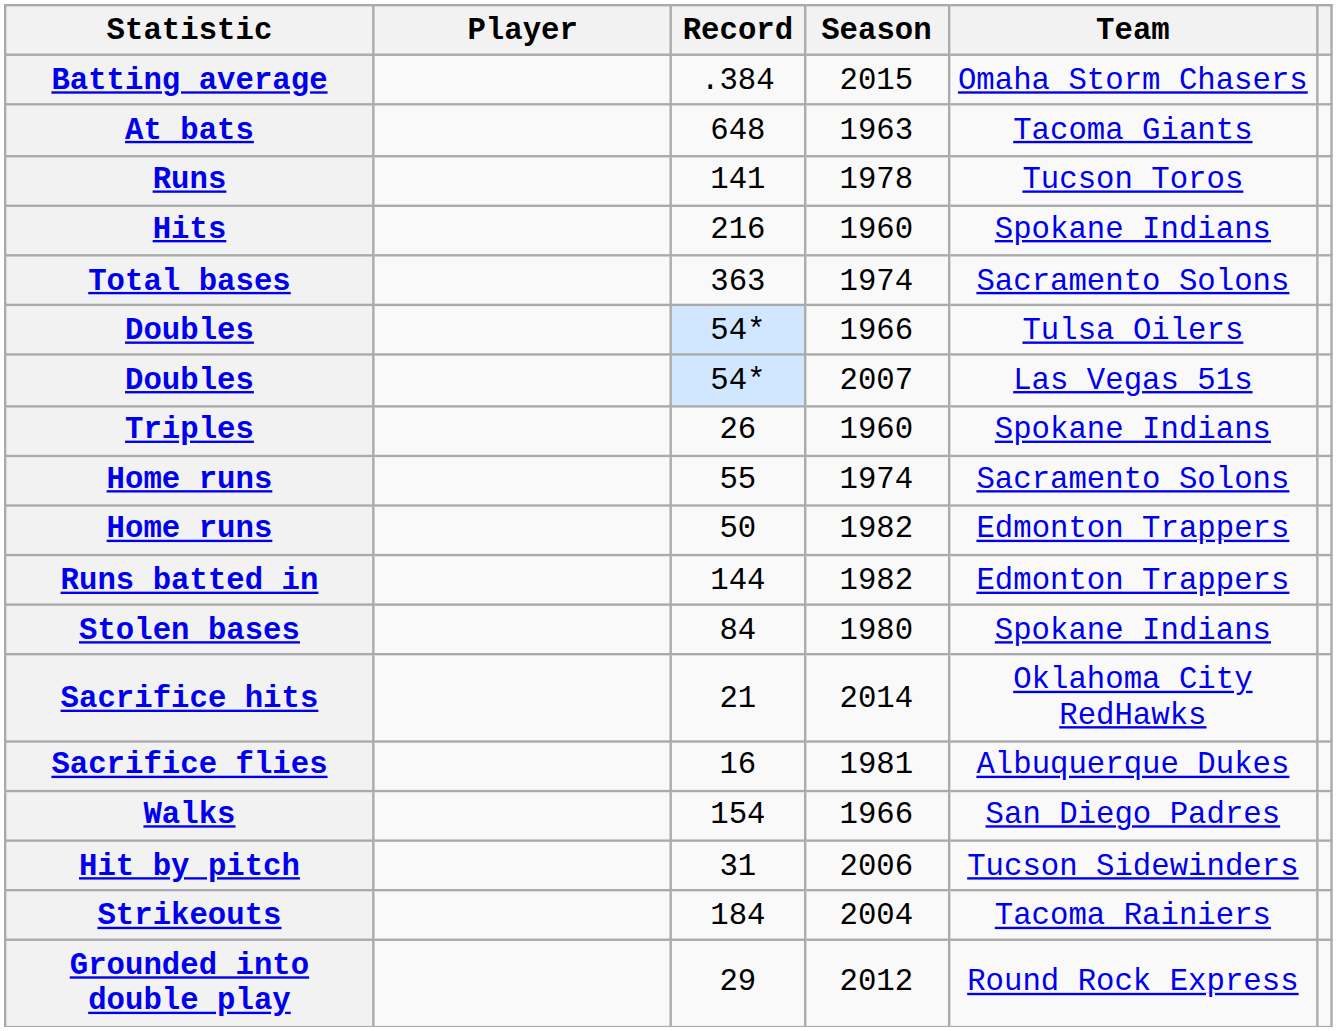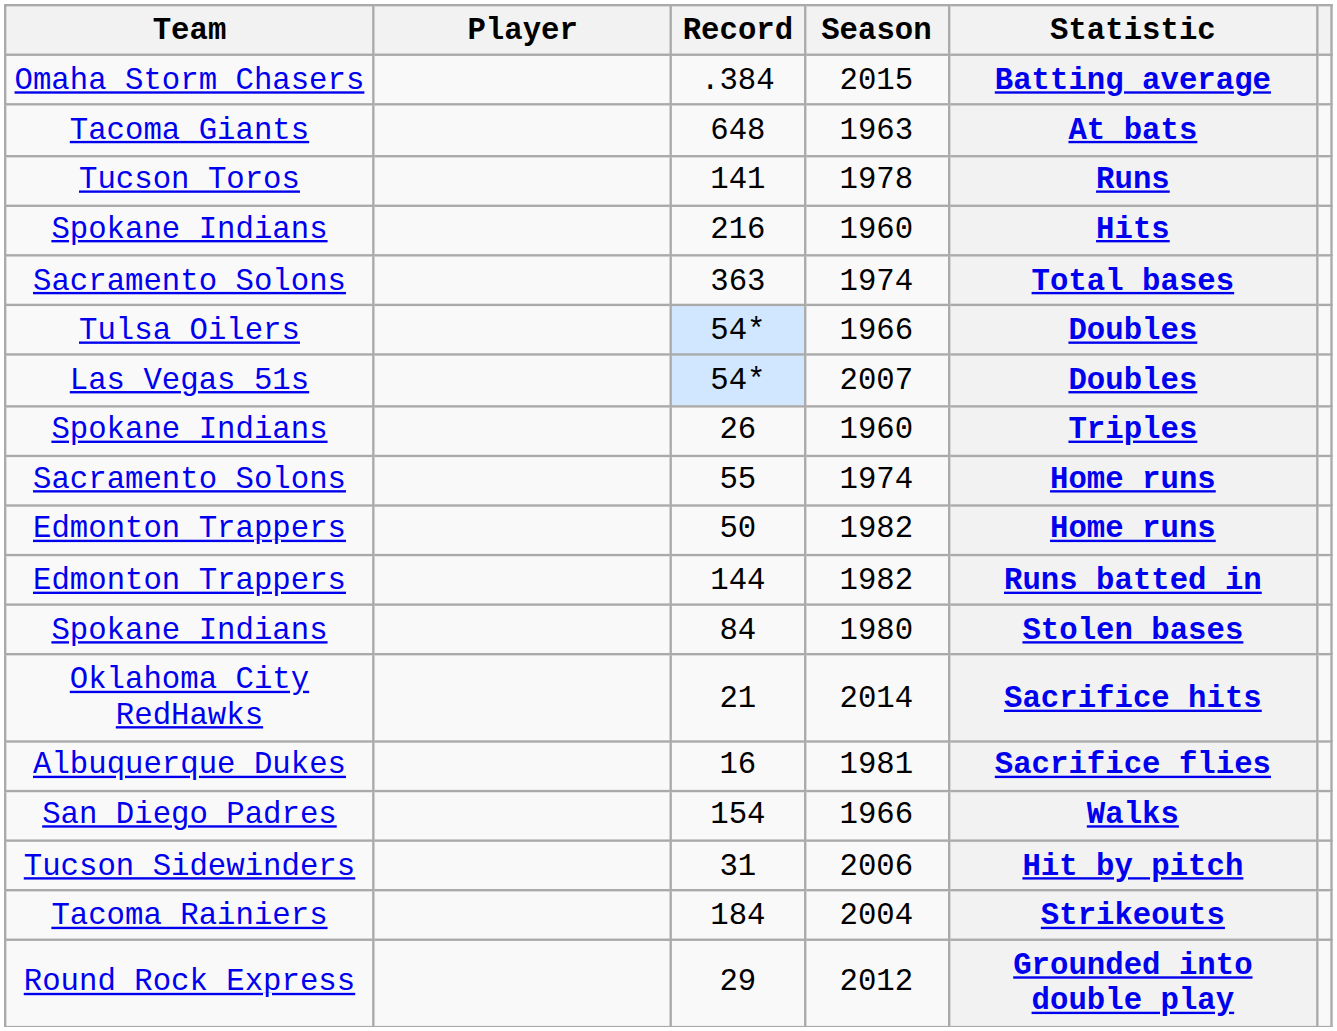columns swapped: (189, 30) <-> (1133, 30)
